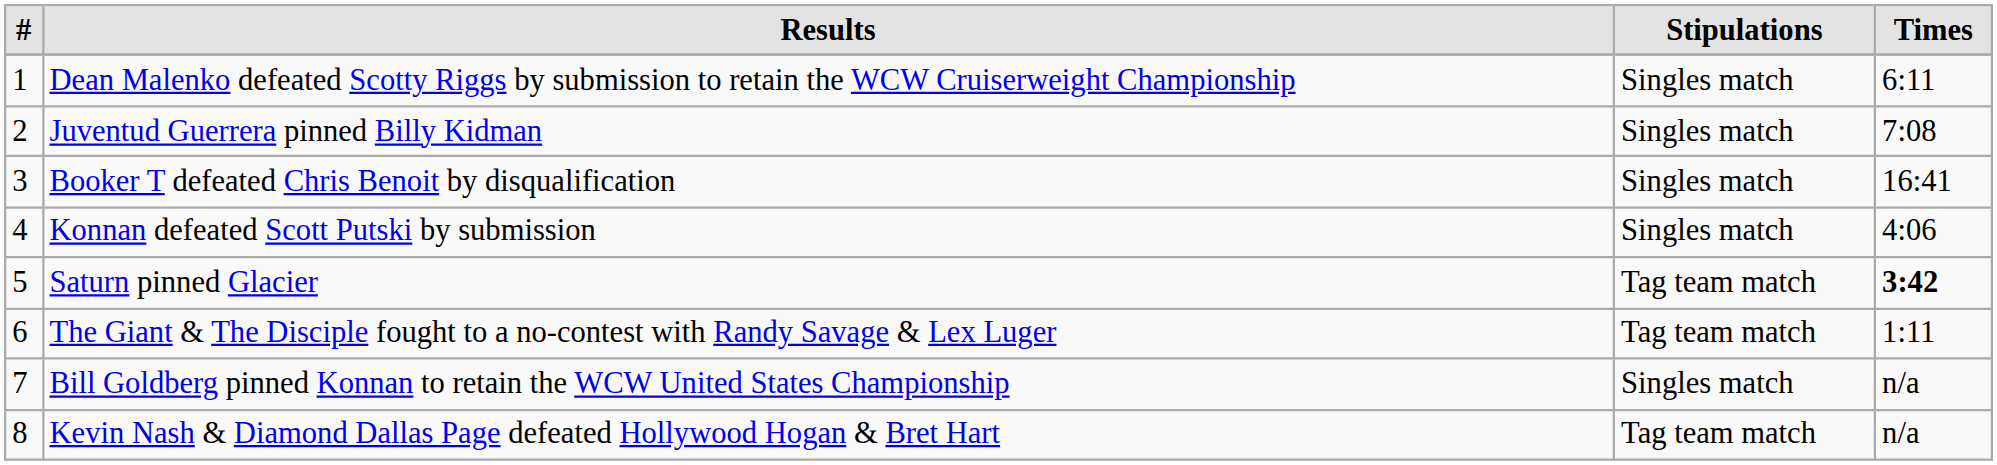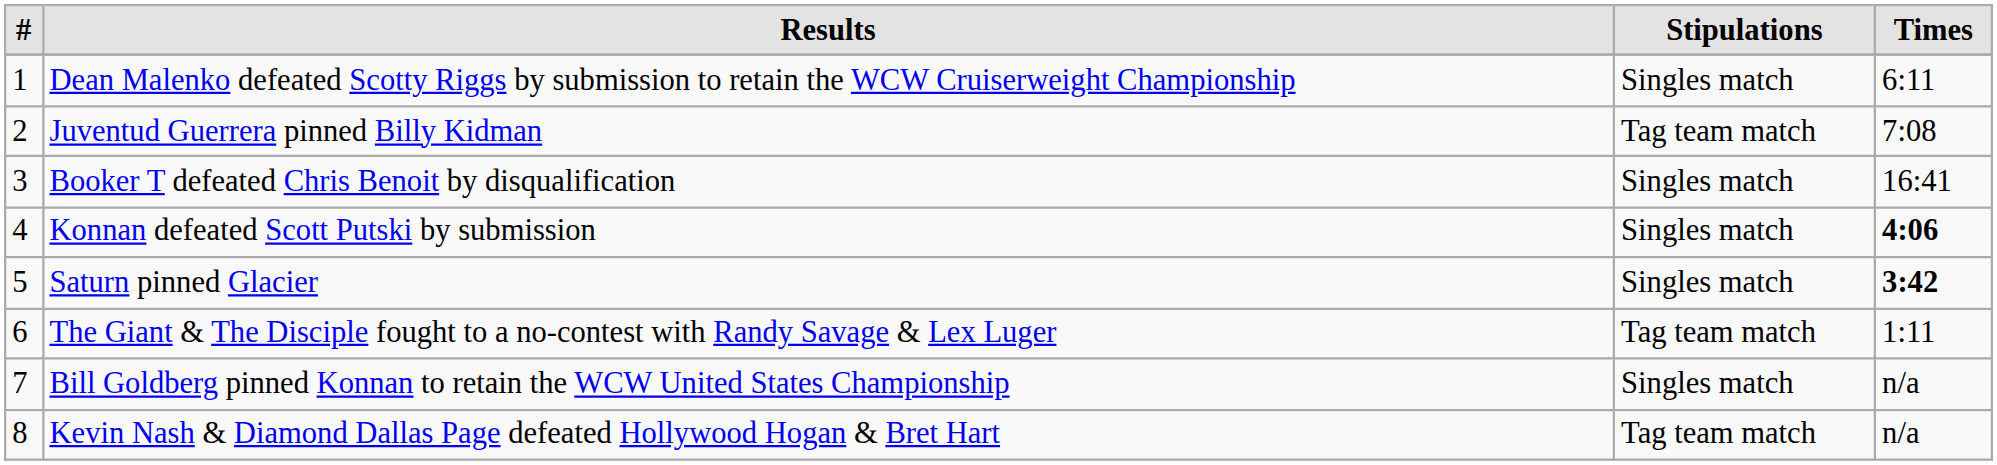(1707, 130) Singles match -> (1719, 130) Tag team match
(1909, 231) normal -> (1910, 231) bold
(1719, 281) Tag team match -> (1707, 281) Singles match
